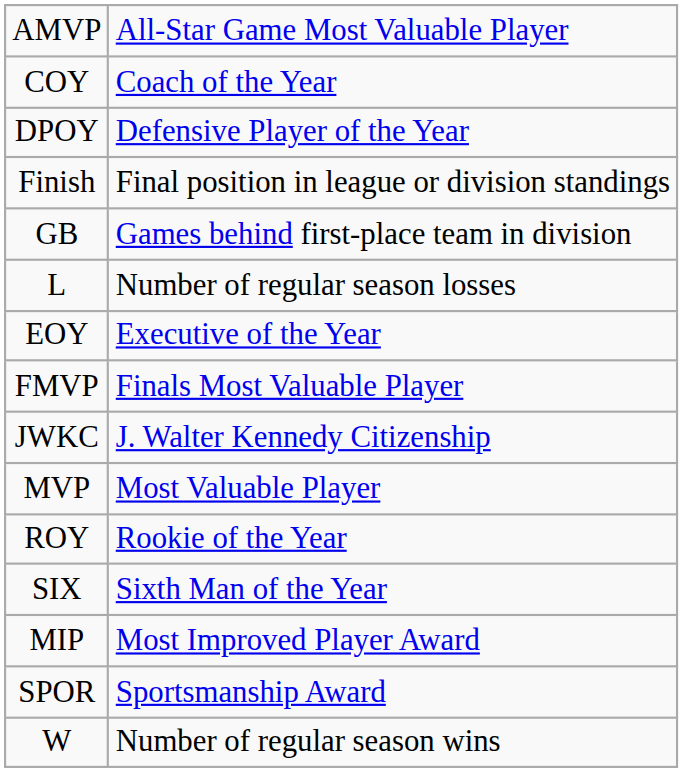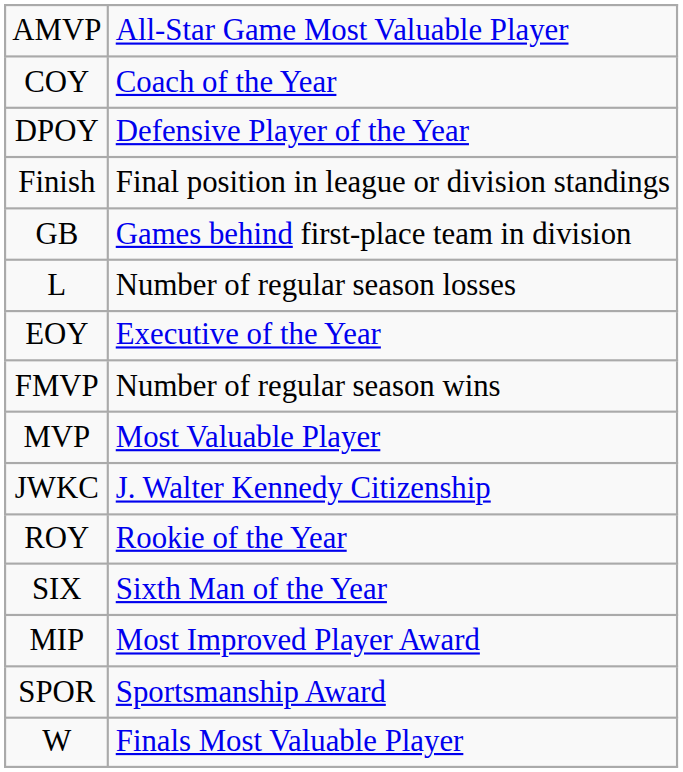(290, 386) Finals Most Valuable Player -> (308, 386) Number of regular season wins
rows swapped: (57, 436) <-> (57, 487)
(308, 741) Number of regular season wins -> (290, 741) Finals Most Valuable Player
